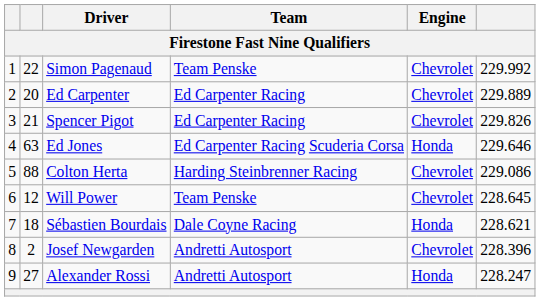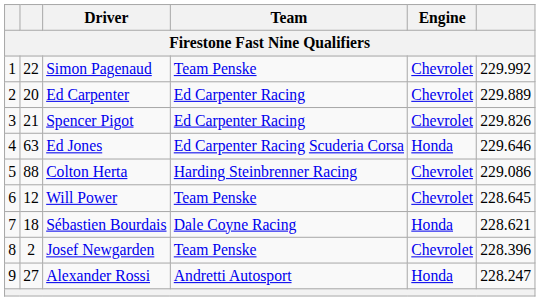(233, 249) Andretti Autosport -> (215, 249) Team Penske
